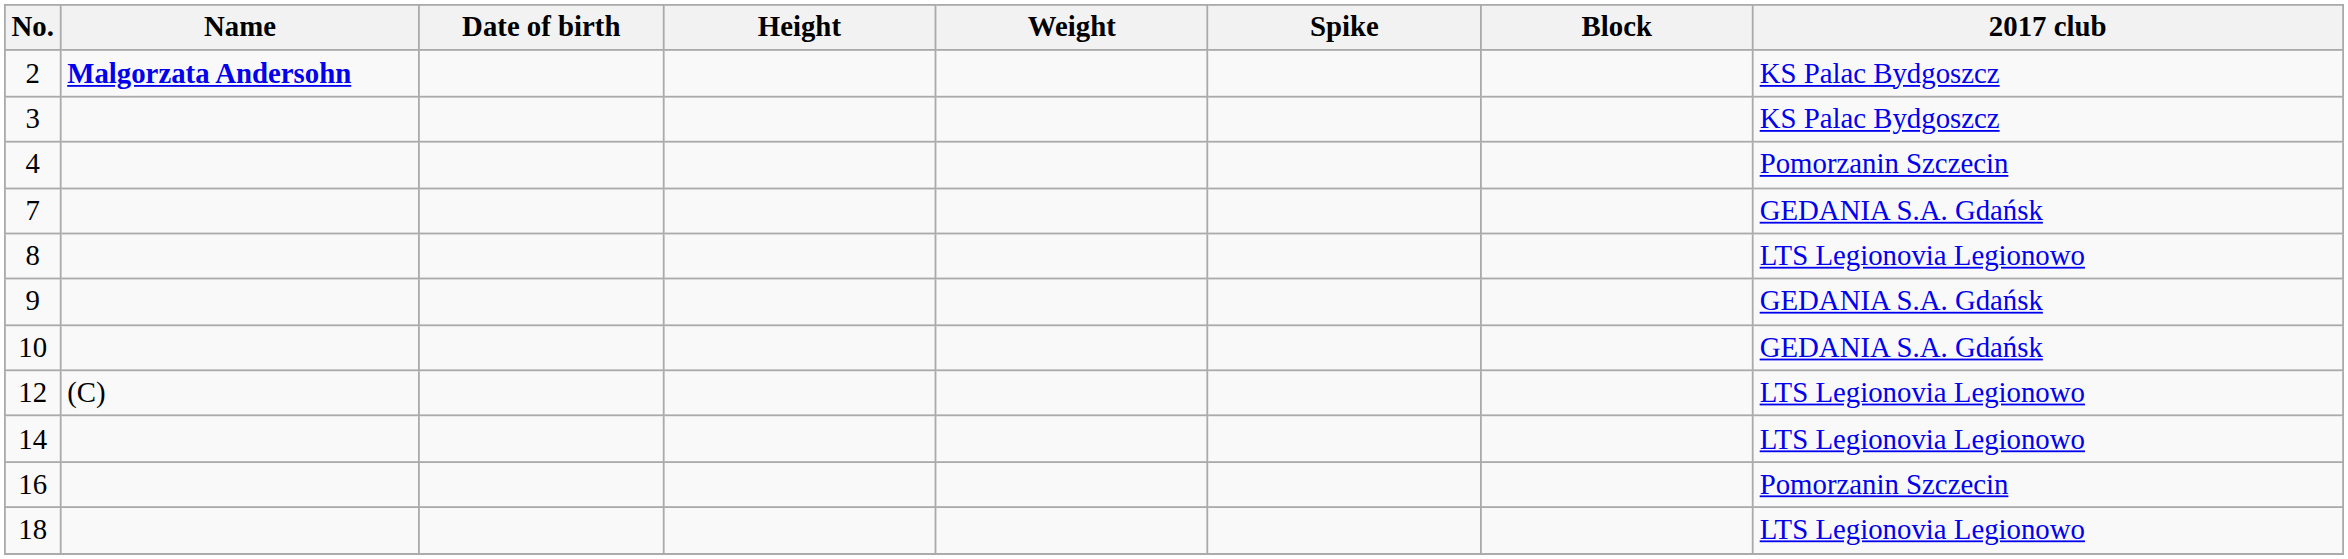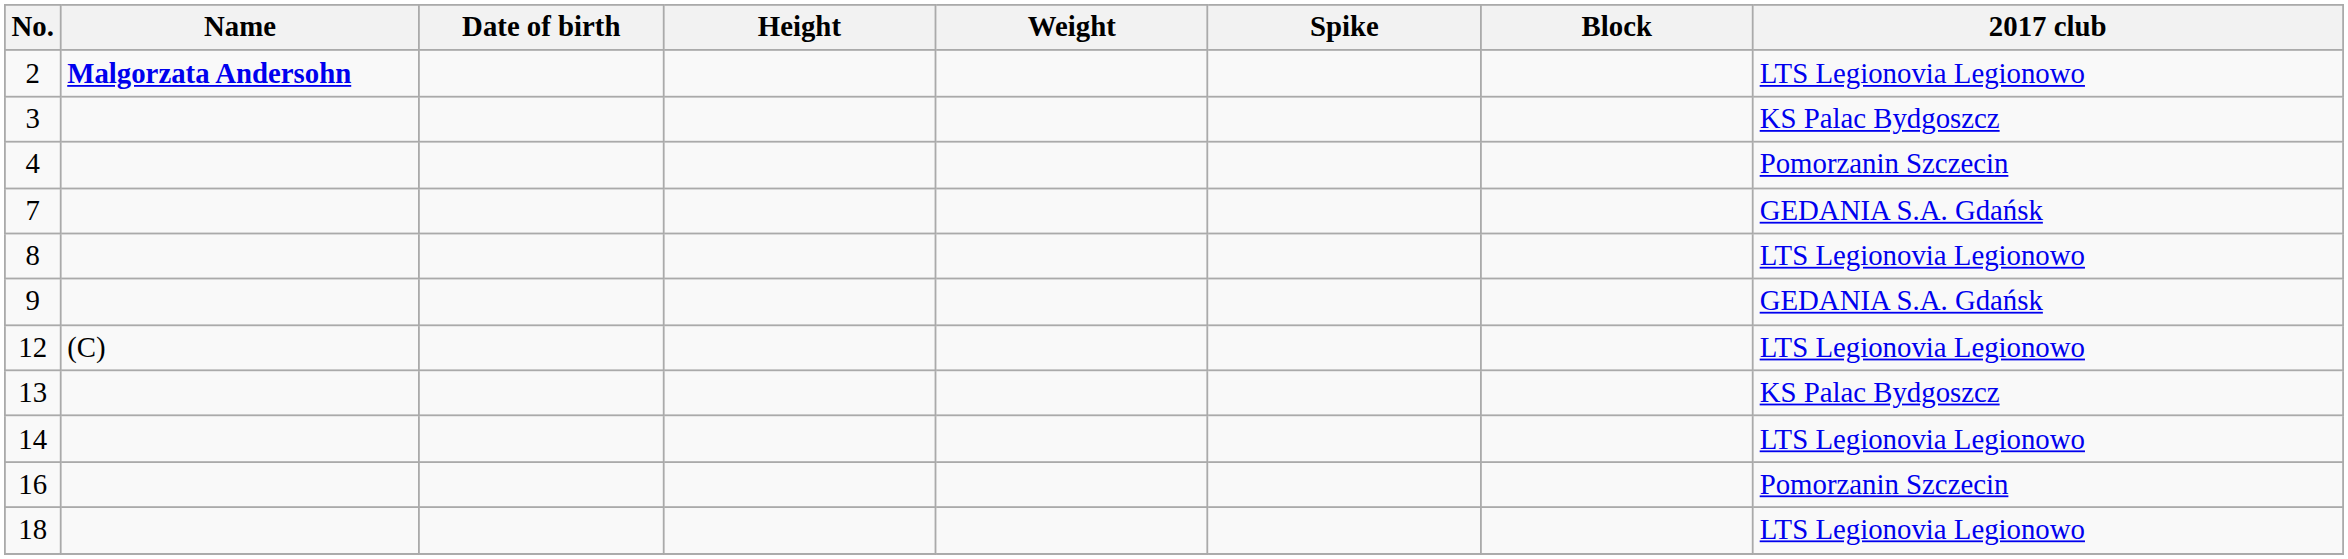(1880, 73) KS Palac Bydgoszcz -> (1922, 73) LTS Legionovia Legionowo
- row: (33, 347)
+ row: (33, 392)
